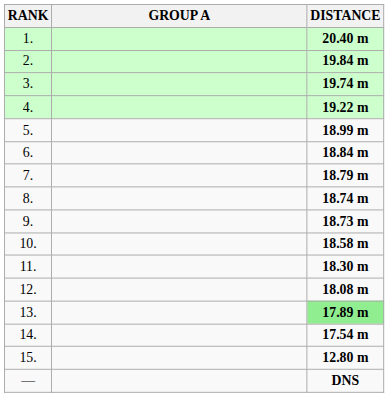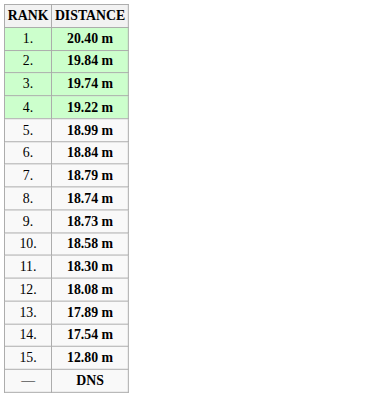- column: (179, 16)
(345, 312) lightgreen background -> (90, 312) no background
